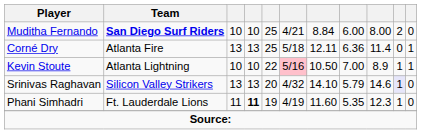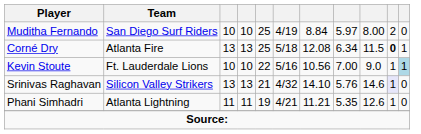(165, 31) bold -> (162, 31) normal
(293, 31) 4/21 -> (286, 31) 4/19
(353, 31) 6.00 -> (347, 31) 5.97
(323, 48) 12.11 -> (317, 48) 12.08
(353, 48) 6.36 -> (347, 48) 6.34
(380, 48) 11.4 -> (374, 48) 11.5
(400, 48) normal -> (393, 48) bold
(148, 66) Atlanta Lightning -> (157, 66) Ft. Lauderdale Lions
(293, 66) pink background -> (286, 66) no background
(323, 66) 10.50 -> (317, 66) 10.56
(380, 66) 8.9 -> (374, 66) 9.0
(411, 66) no background -> (404, 66) lightblue background
(271, 84) 20 -> (264, 84) 21
(353, 84) 5.79 -> (347, 84) 5.76
(157, 102) Ft. Lauderdale Lions -> (148, 102) Atlanta Lightning
(253, 102) bold -> (247, 102) normal
(293, 102) 4/19 -> (286, 102) 4/21
(323, 102) 11.60 -> (317, 102) 11.21
(380, 102) 12.3 -> (374, 102) 12.6
